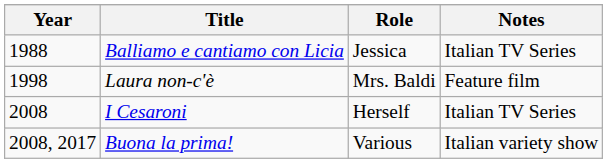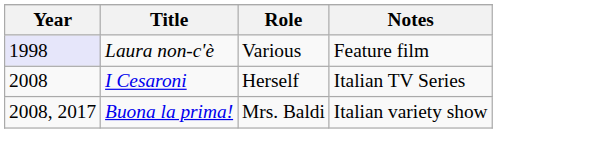- row: (224, 50)
(28, 81) no background -> (28, 50) lavender background
(394, 81) Mrs. Baldi -> (272, 50) Various
(382, 142) Various -> (283, 111) Mrs. Baldi
